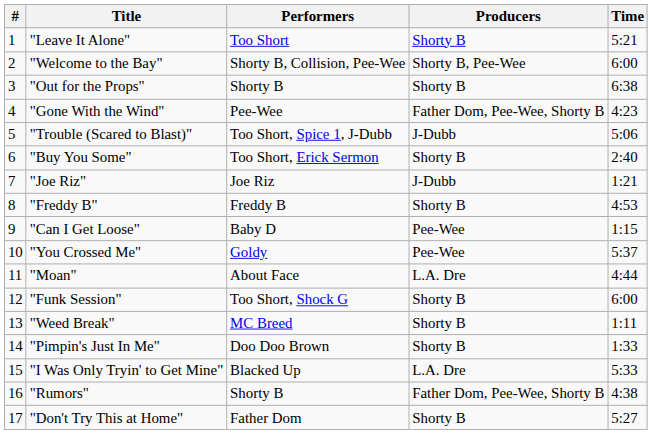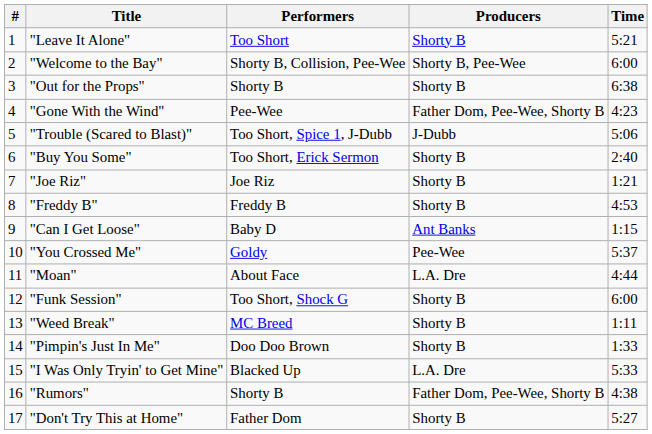(434, 181) J-Dubb -> (439, 181) Shorty B
(438, 228) Pee-Wee -> (444, 228) Ant Banks
